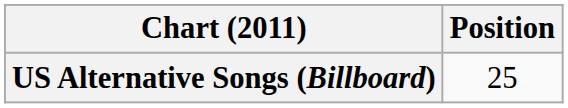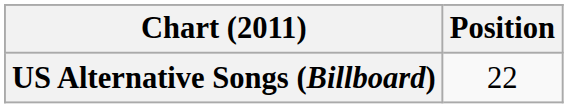(502, 77) 25 -> (502, 77) 22
